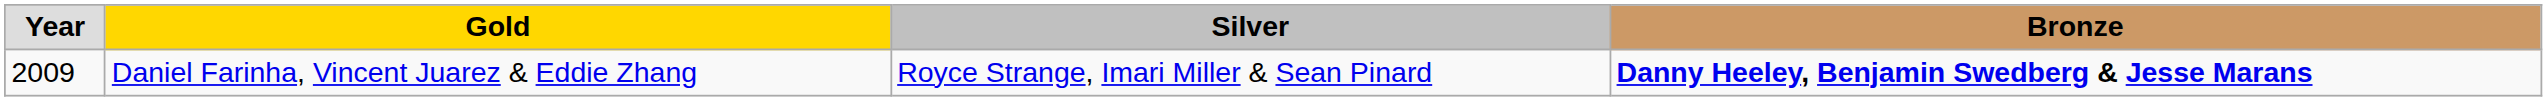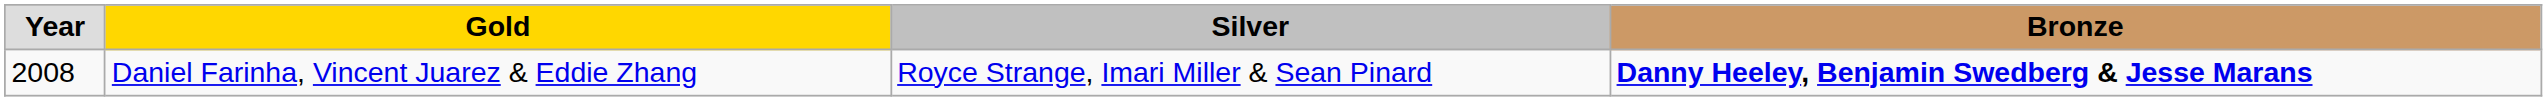(43, 72) 2009 -> (43, 72) 2008
